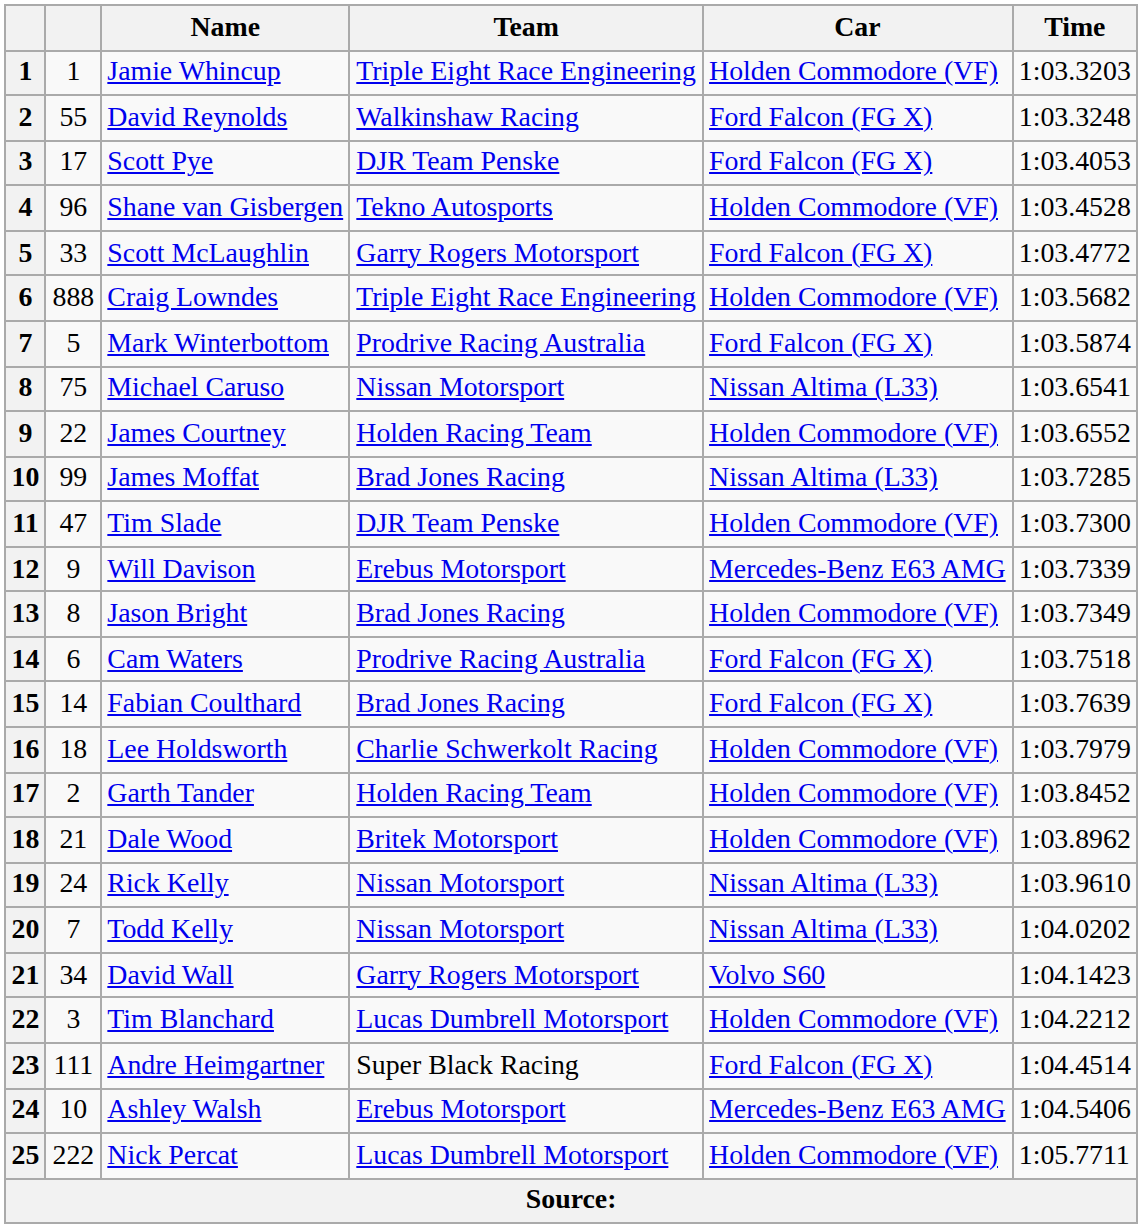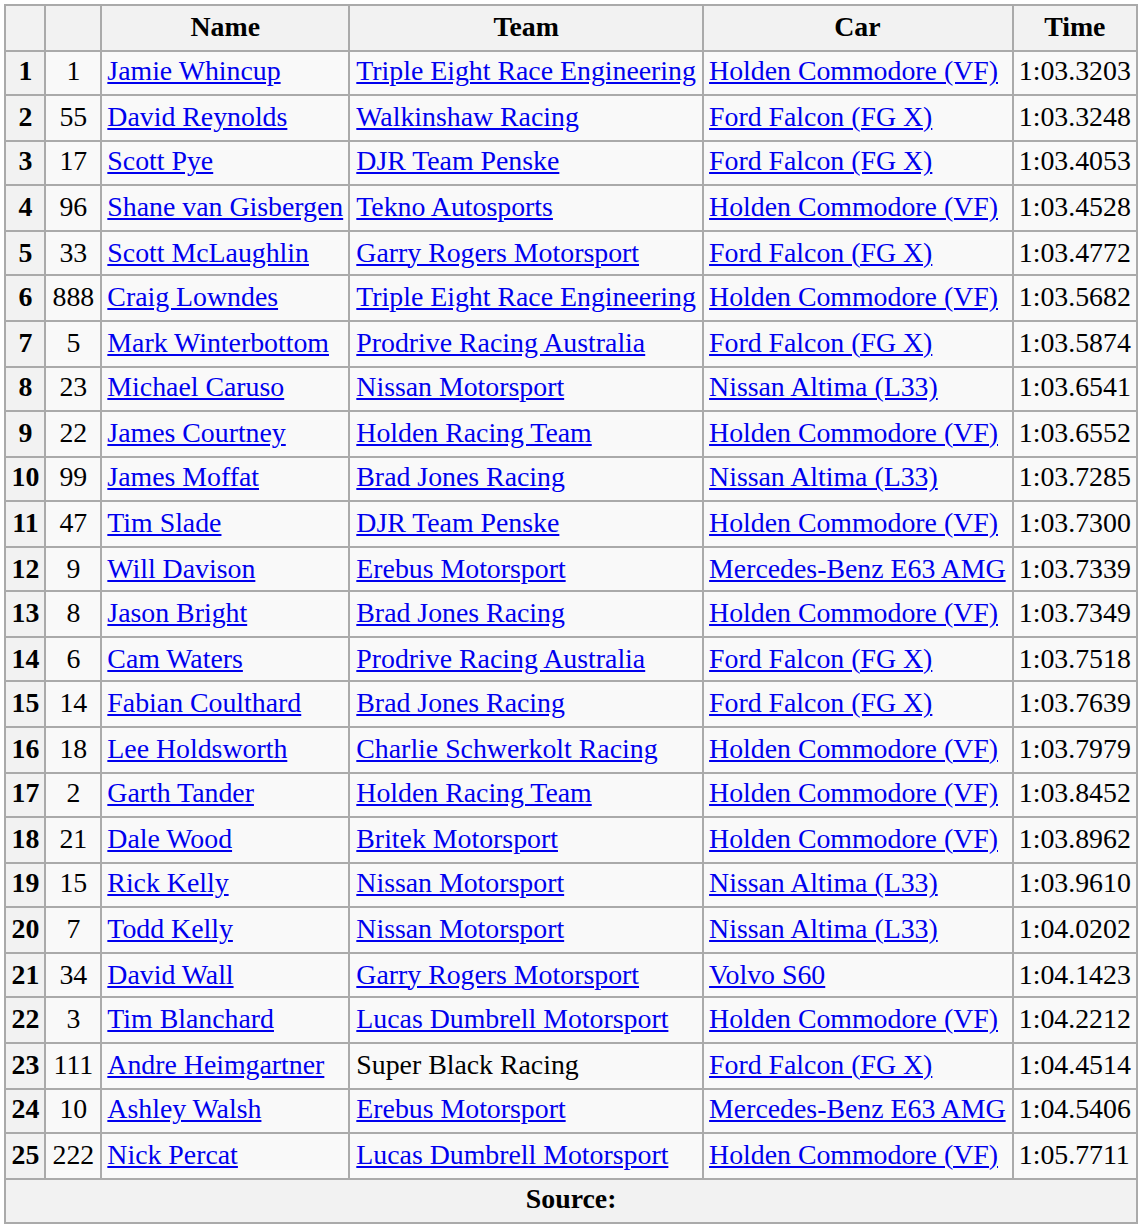(73, 387) 75 -> (73, 387) 23
(73, 884) 24 -> (73, 884) 15
